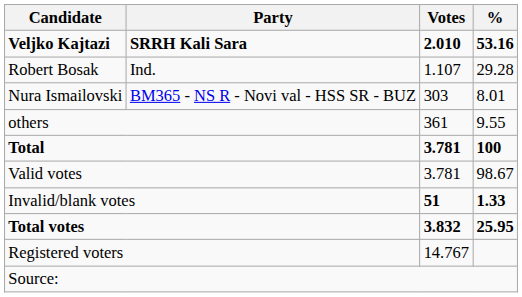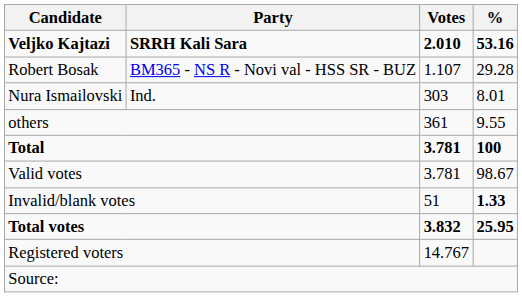(143, 69) Ind. -> (273, 69) BM365 - NS R - Novi val - HSS SR - BUZ
(273, 95) BM365 - NS R - Novi val - HSS SR - BUZ -> (143, 95) Ind.
(432, 200) bold -> (432, 200) normal
